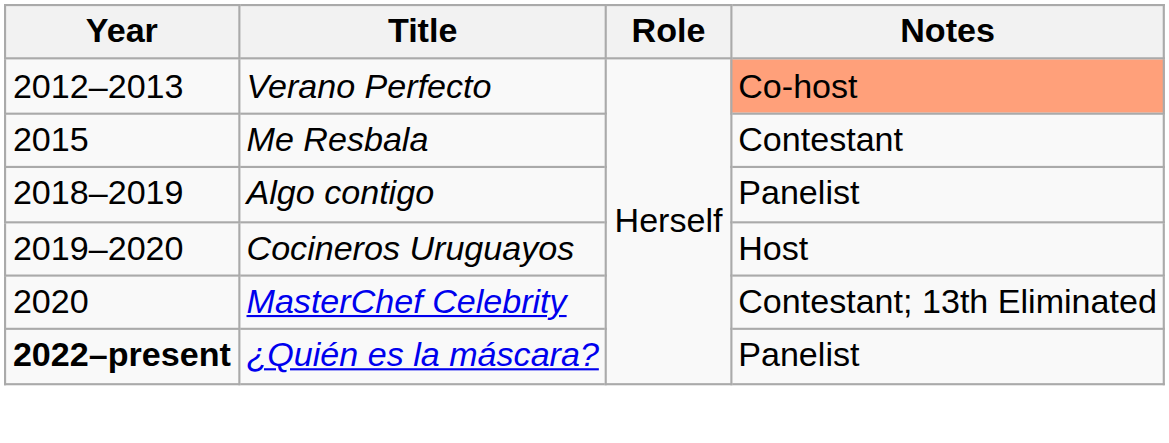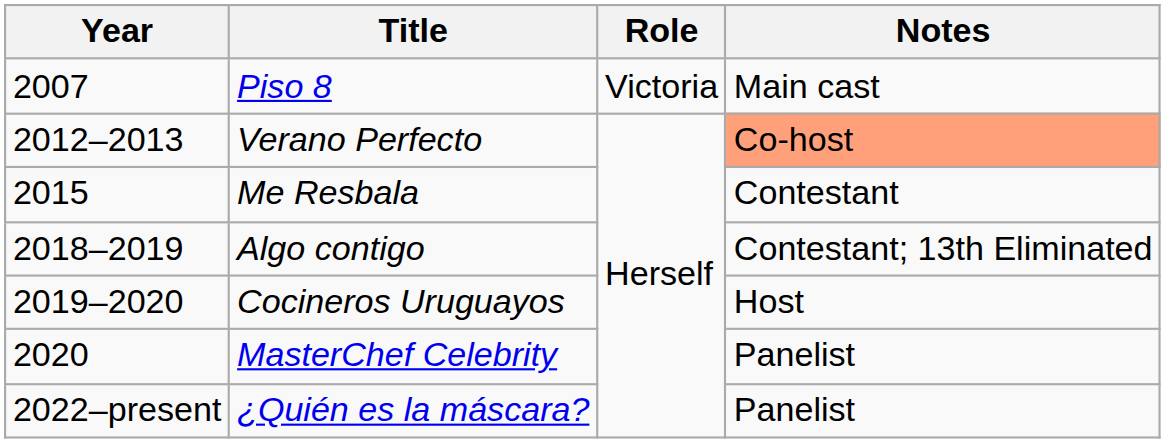+ row: (284, 85)
(799, 193) Panelist -> (943, 247) Contestant; 13th Eliminated
(948, 301) Contestant; 13th Eliminated -> (794, 355) Panelist
(122, 355) bold -> (117, 409) normal
